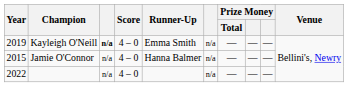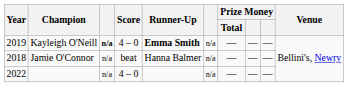(170, 43) normal -> (172, 43) bold
(16, 58) 2015 -> (16, 58) 2018
(129, 58) 4 – 0 -> (129, 58) beat
